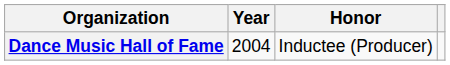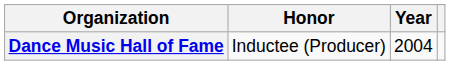columns swapped: (251, 18) <-> (356, 18)
